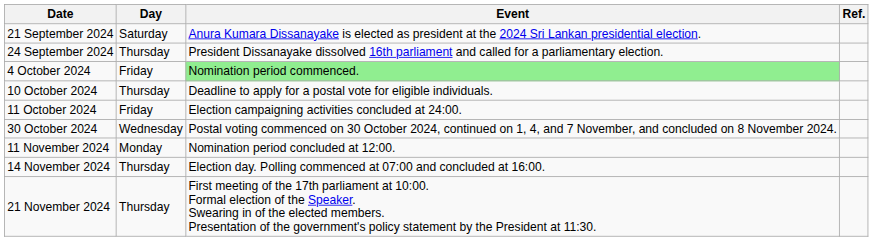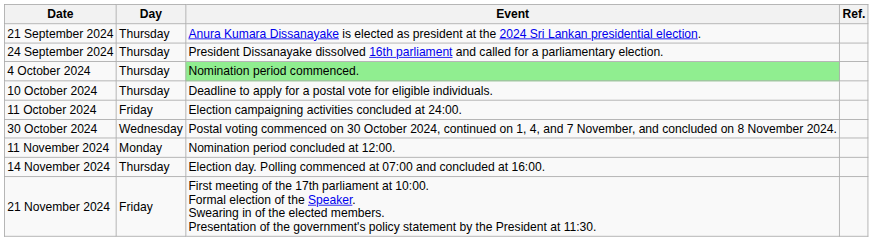(143, 33) Saturday -> (144, 33) Thursday
(136, 72) Friday -> (144, 72) Thursday
(144, 207) Thursday -> (136, 207) Friday
